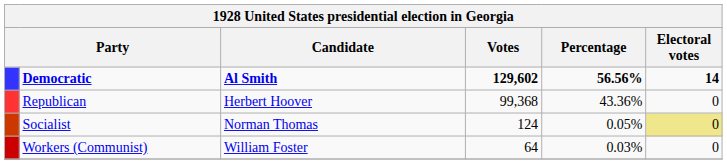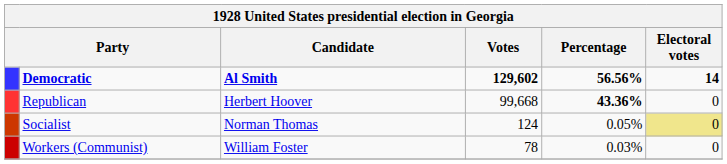(519, 101) 99,368 -> (519, 101) 99,668
(621, 101) normal -> (620, 101) bold
(531, 148) 64 -> (531, 148) 78
